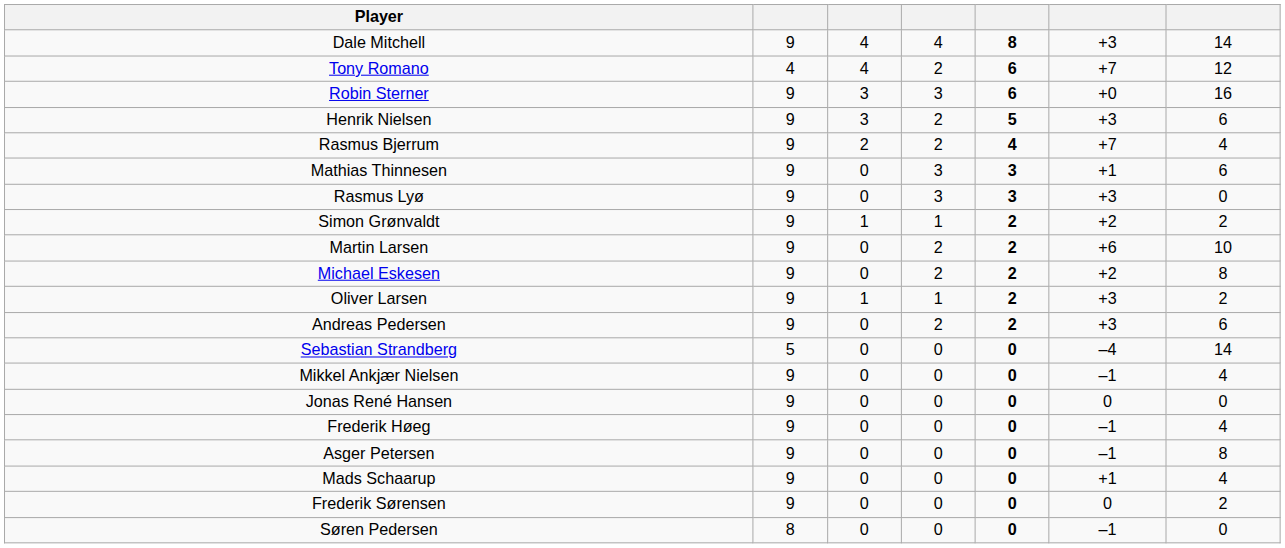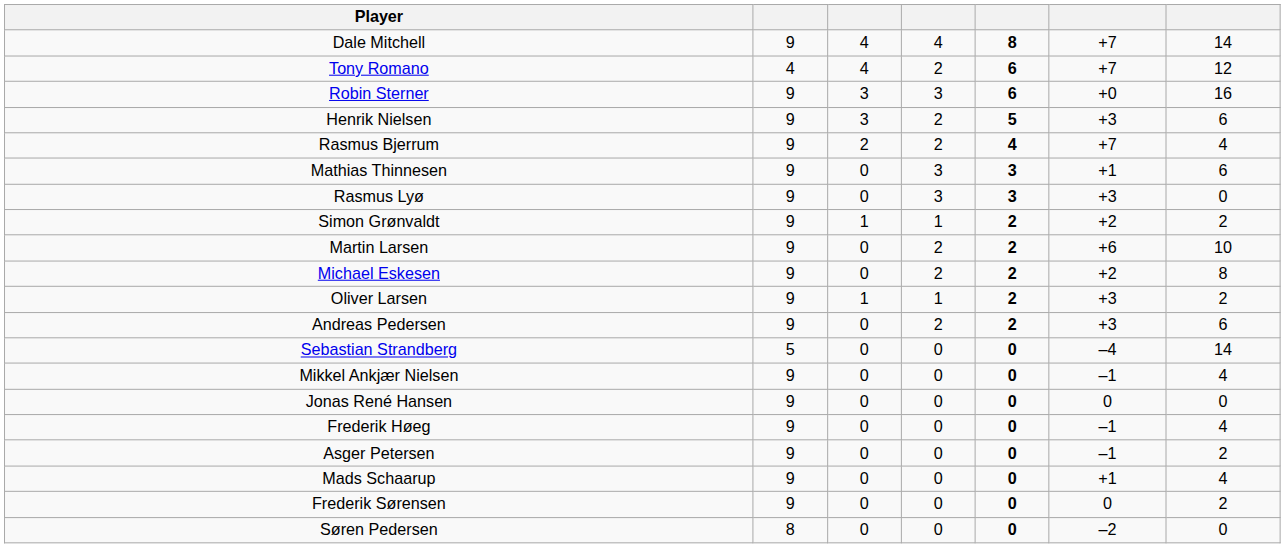(1107, 42) +3 -> (1107, 42) +7
(1223, 453) 8 -> (1223, 453) 2
(1107, 529) –1 -> (1107, 529) –2
